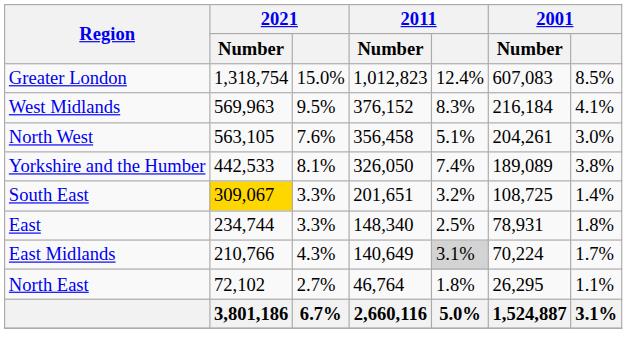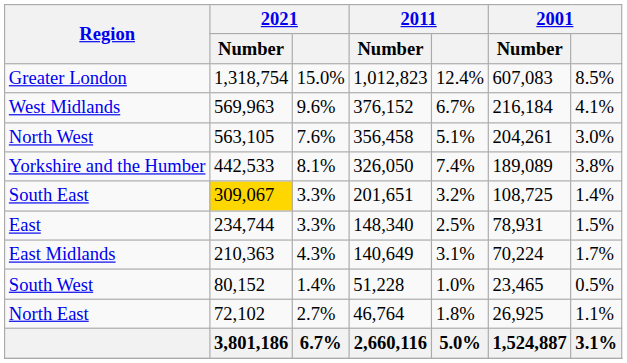(316, 107) 9.5% -> (316, 107) 9.6%
(455, 107) 8.3% -> (455, 107) 6.7%
(595, 225) 1.8% -> (595, 225) 1.5%
(244, 254) 210,766 -> (244, 254) 210,363
(455, 254) lightgrey background -> (455, 254) no background
+ row: (51, 284)
(518, 284) 26,295 -> (518, 313) 26,925
